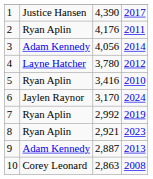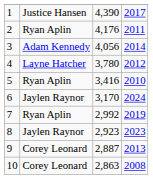(47, 132) Ryan Aplin -> (53, 132) Jaylen Raynor
(107, 132) 2,921 -> (107, 132) 2,923
(56, 149) Adam Kennedy -> (55, 149) Corey Leonard
